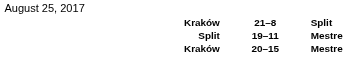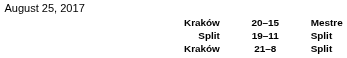rows swapped: (265, 49) <-> (265, 22)
(327, 36) Mestre -> (321, 36) Split
